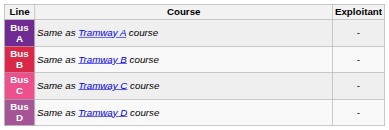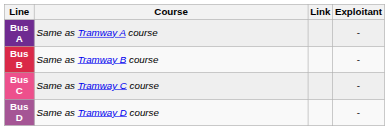+ column: (320, 12)
